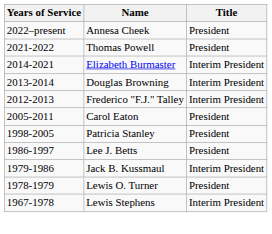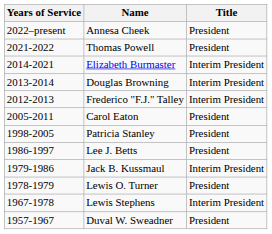+ row: (130, 220)
